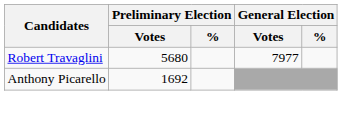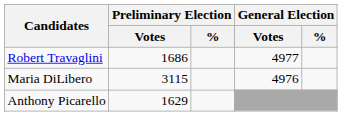(174, 57) 5680 -> (174, 57) 1686
(285, 57) 7977 -> (285, 57) 4977
+ row: (50, 79)
(174, 79) 1692 -> (174, 100) 1629
